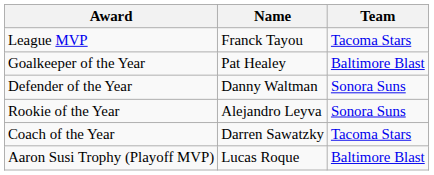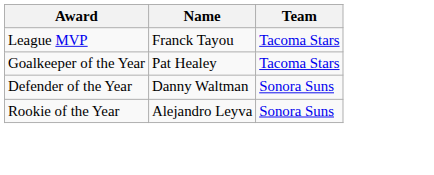(378, 63) Baltimore Blast -> (299, 63) Tacoma Stars
- row: (61, 134)
- row: (111, 157)
